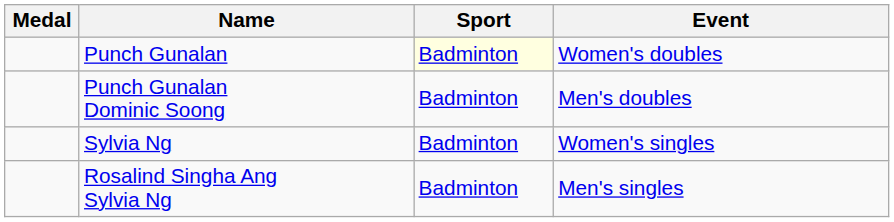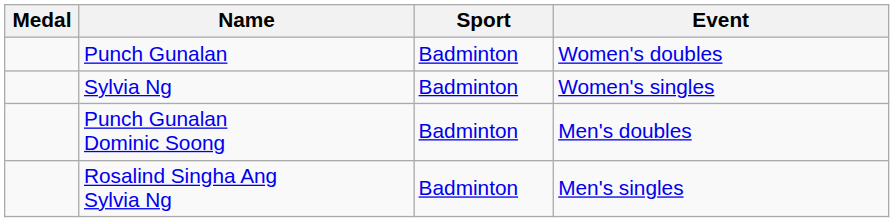(468, 53) lightyellow background -> (468, 53) no background
rows swapped: (156, 98) <-> (128, 143)
